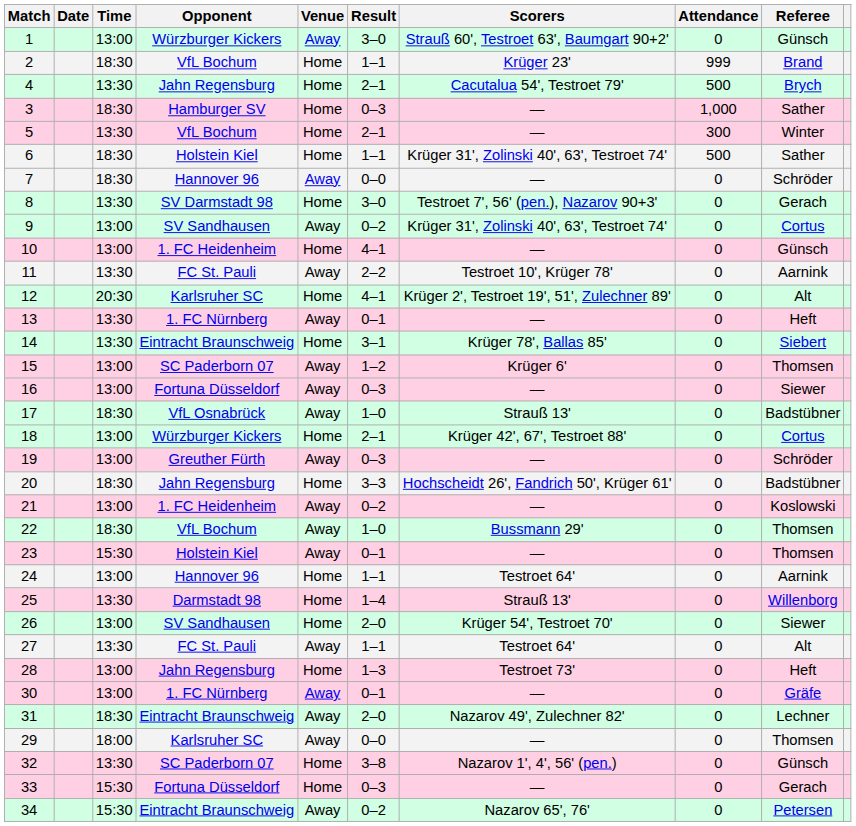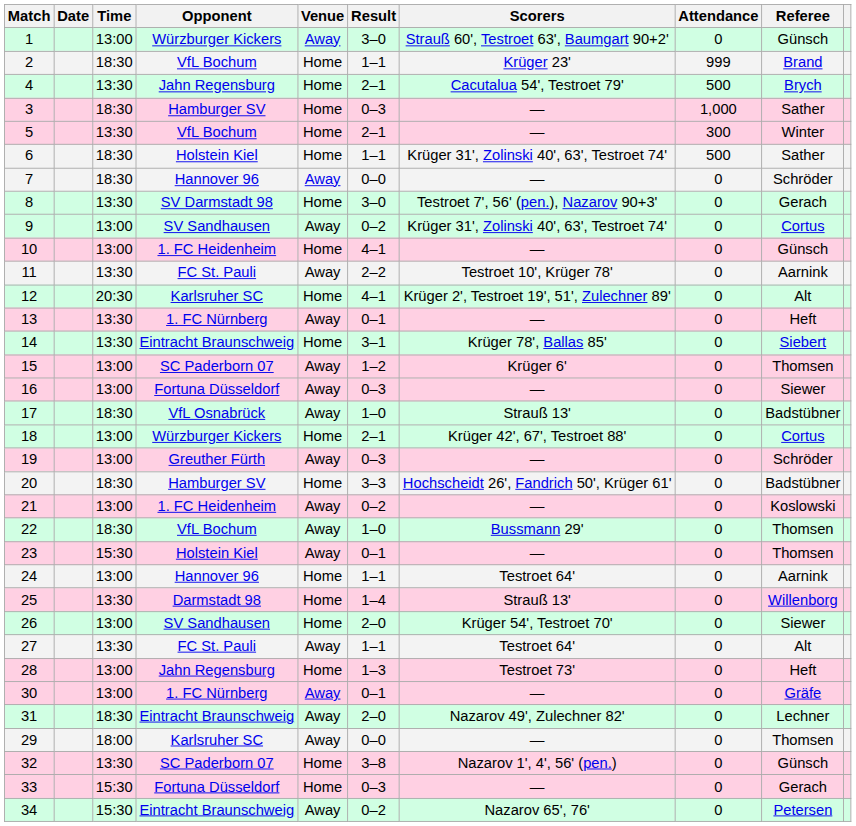(217, 483) Jahn Regensburg -> (217, 483) Hamburger SV
